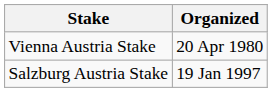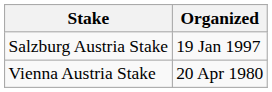rows swapped: (88, 73) <-> (82, 45)
